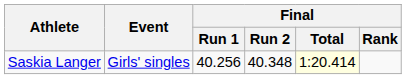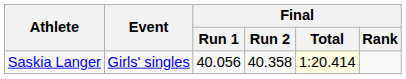(219, 62) 40.256 -> (219, 62) 40.056
(270, 62) 40.348 -> (270, 62) 40.358
